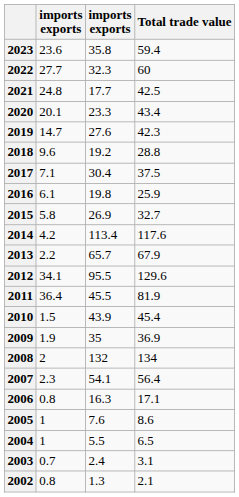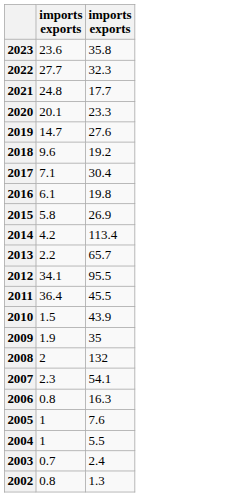- column: (185, 22)
